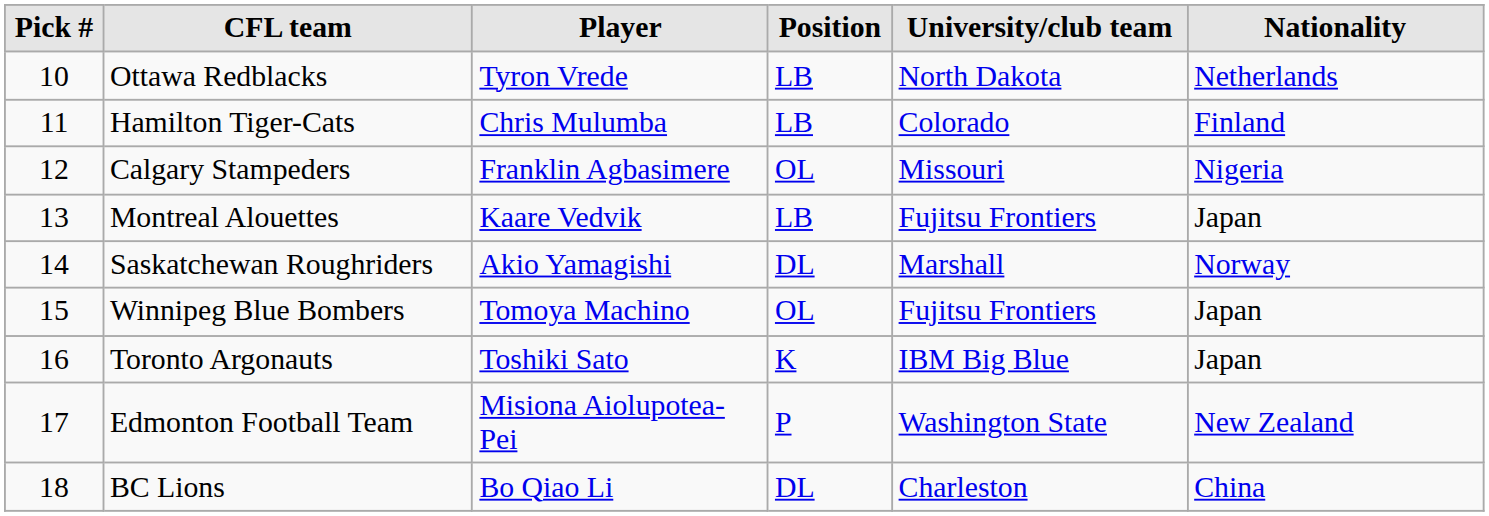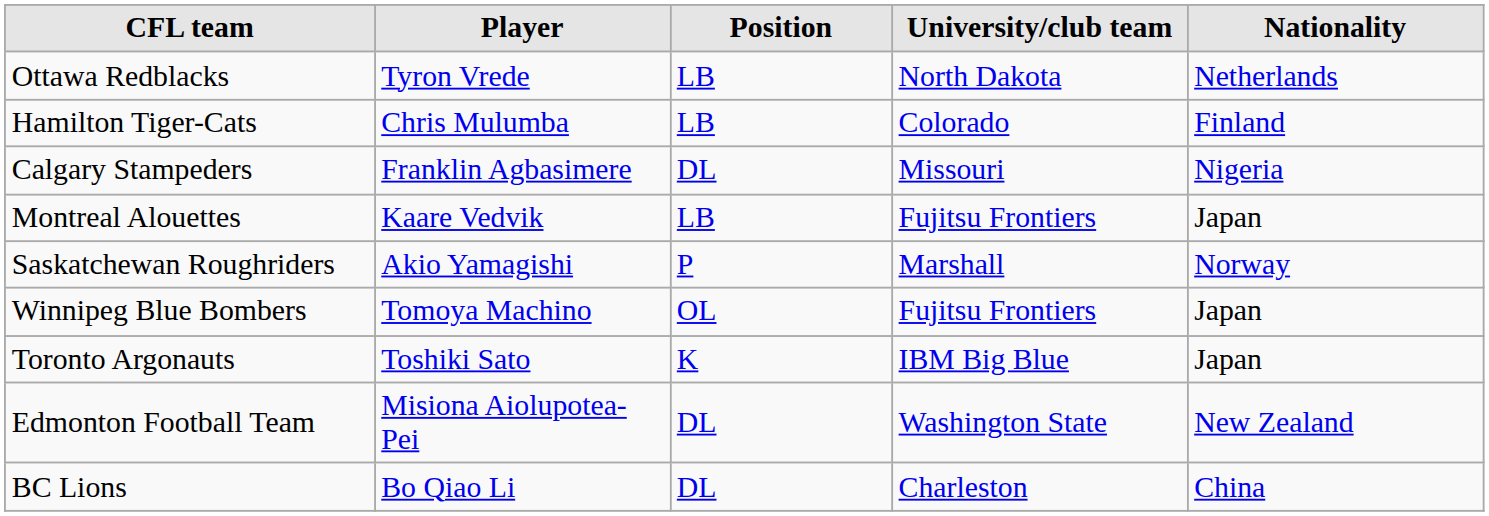- column: (54, 28)
(795, 169) OL -> (697, 169) DL
(795, 264) DL -> (685, 264) P
(783, 422) P -> (697, 422) DL
